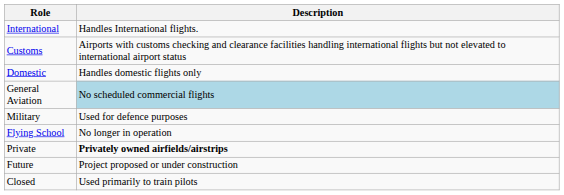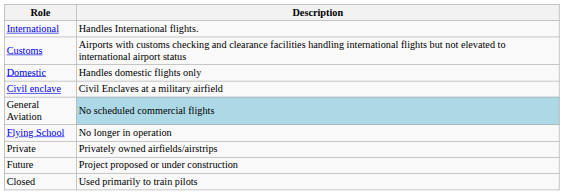+ row: (34, 89)
- row: (23, 116)
(153, 149) bold -> (148, 149) normal
